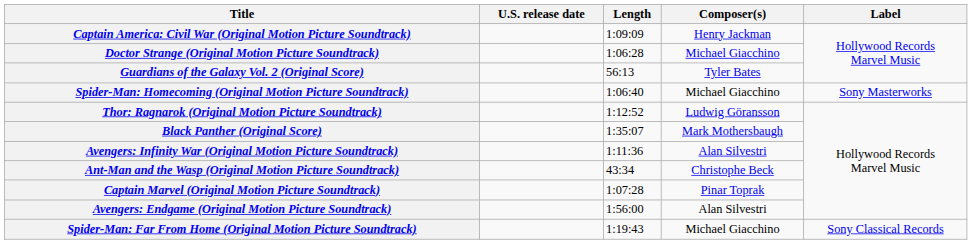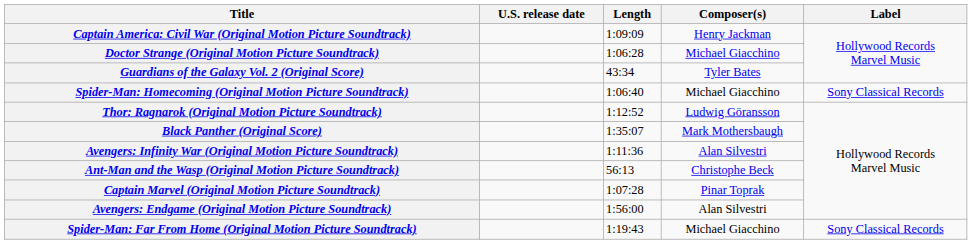(620, 72) 56:13 -> (620, 72) 43:34
(886, 92) Sony Masterworks -> (886, 92) Sony Classical Records
(620, 170) 43:34 -> (620, 170) 56:13
